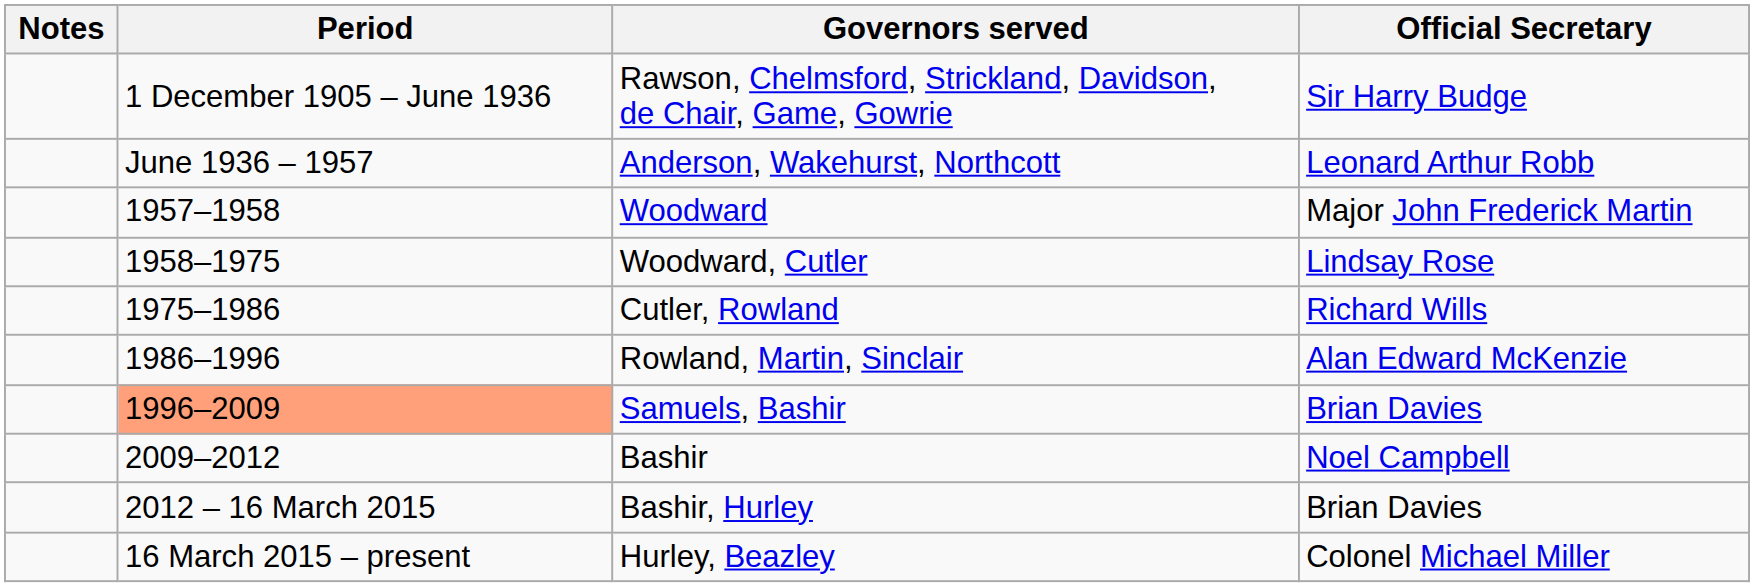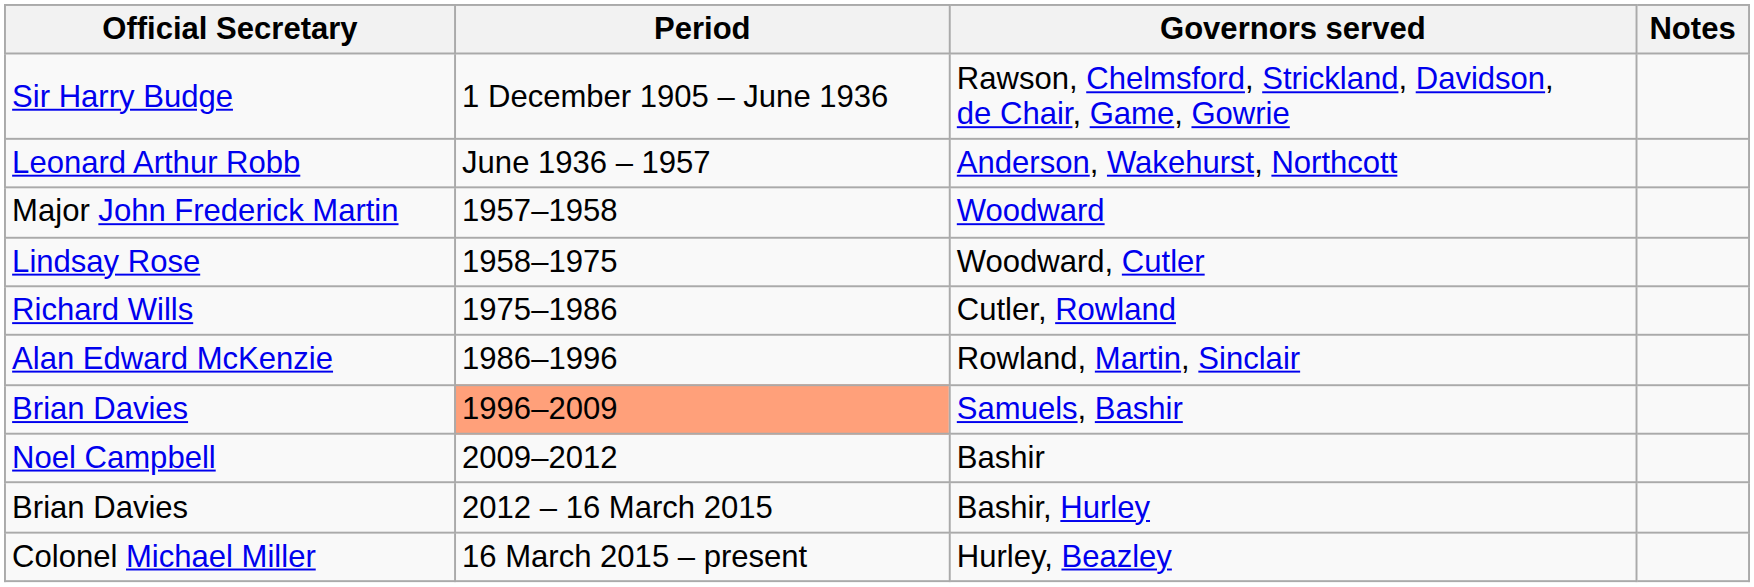columns swapped: (1524, 29) <-> (61, 29)
